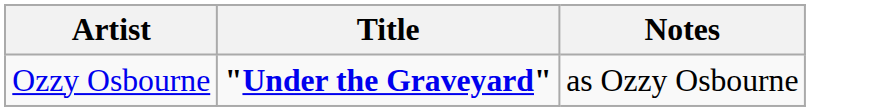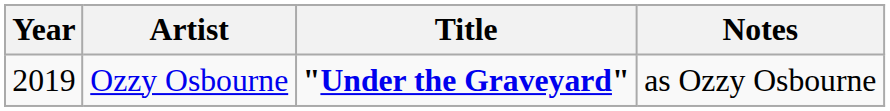+ column: (44, 29)
